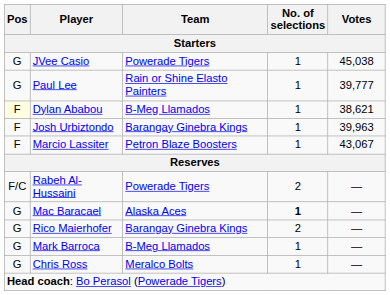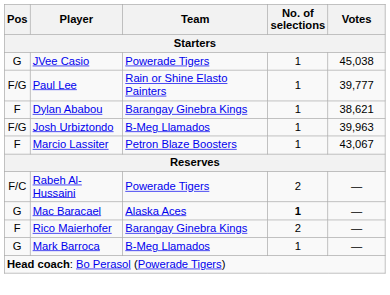(17, 85) G -> (17, 85) F/G
(17, 109) lightyellow background -> (17, 109) no background
(168, 109) B-Meg Llamados -> (186, 109) Barangay Ginebra Kings
(17, 127) F -> (17, 127) F/G
(186, 127) Barangay Ginebra Kings -> (168, 127) B-Meg Llamados
(17, 228) G -> (17, 228) F
- row: (60, 264)
